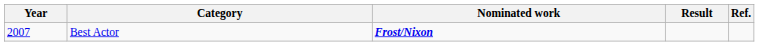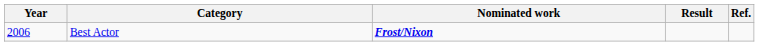(19, 31) 2007 -> (19, 31) 2006
